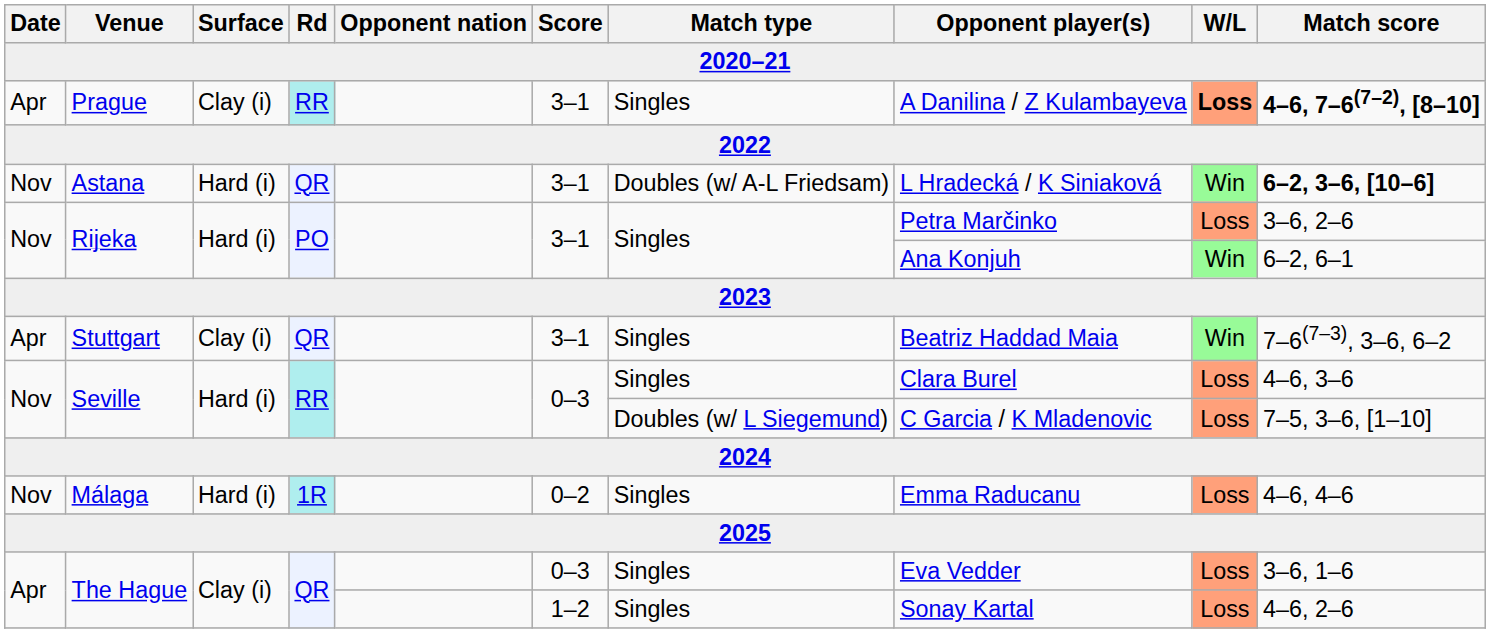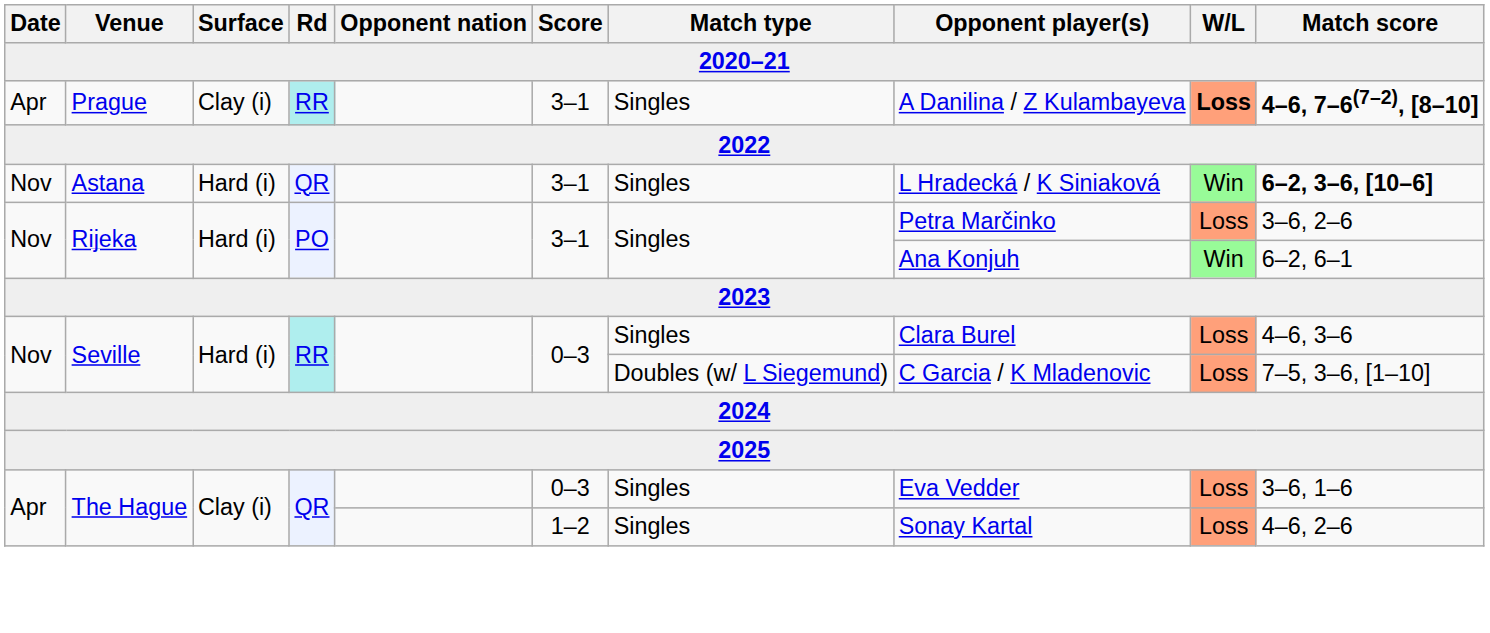(751, 182) Doubles (w/ A-L Friedsam) -> (652, 182) Singles
- row: (116, 338)
- row: (110, 494)
